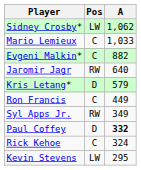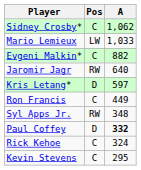(94, 26) LW -> (94, 26) C
(94, 41) C -> (94, 41) LW
(120, 85) 579 -> (120, 85) 597
(120, 114) 349 -> (120, 114) 348
(94, 158) LW -> (94, 158) C
